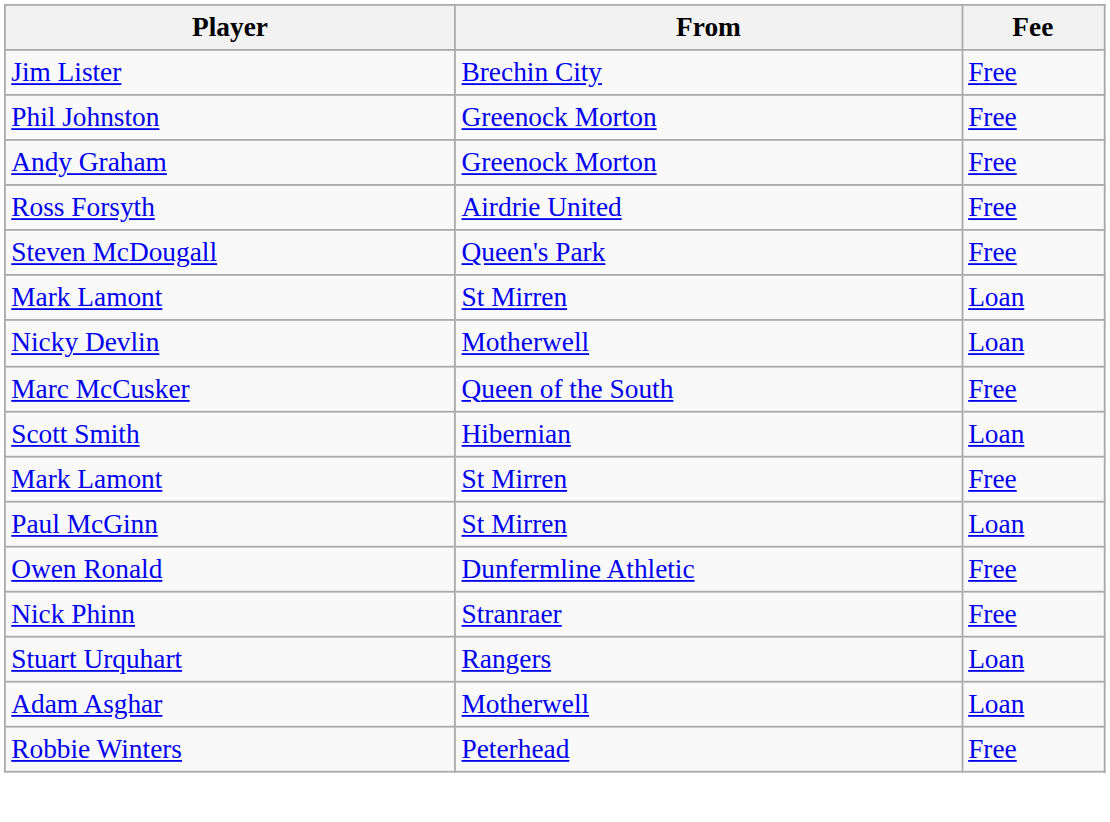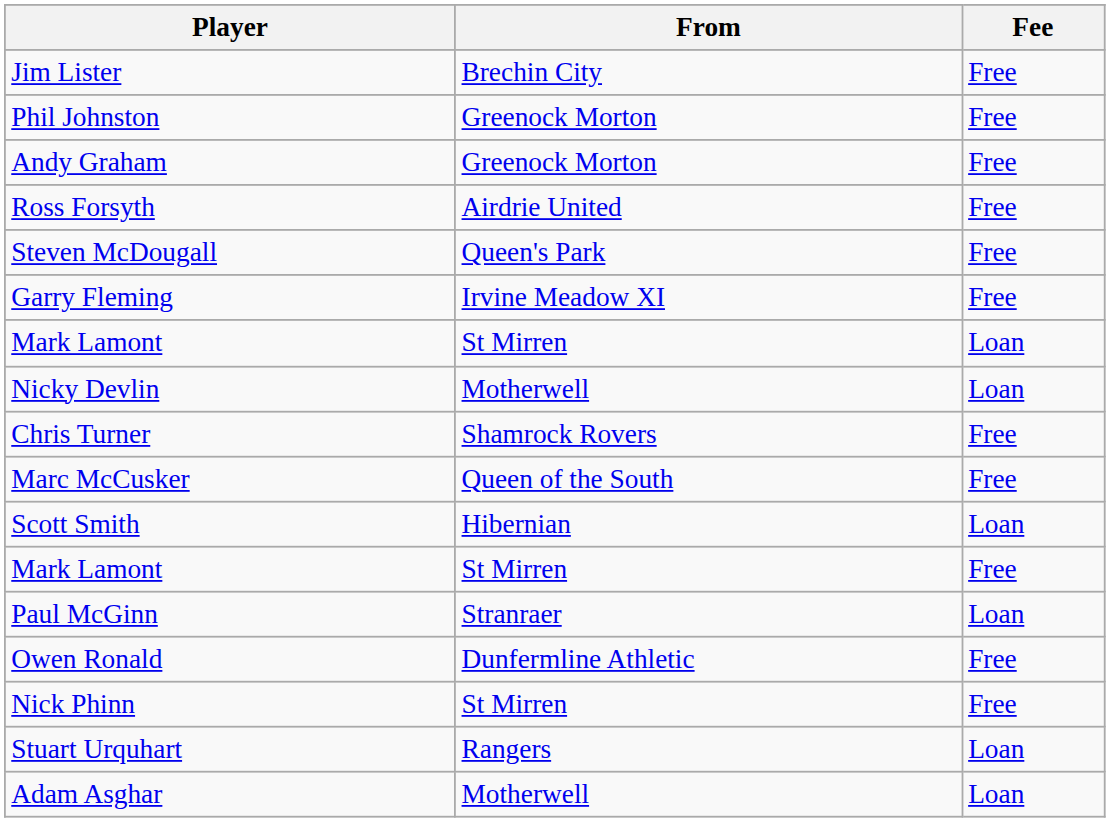+ row: (92, 297)
+ row: (81, 433)
(514, 523) St Mirren -> (512, 613) Stranraer
(512, 613) Stranraer -> (514, 703) St Mirren
- row: (97, 749)
